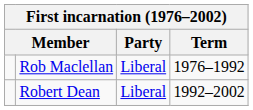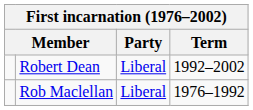rows swapped: (66, 67) <-> (60, 92)
